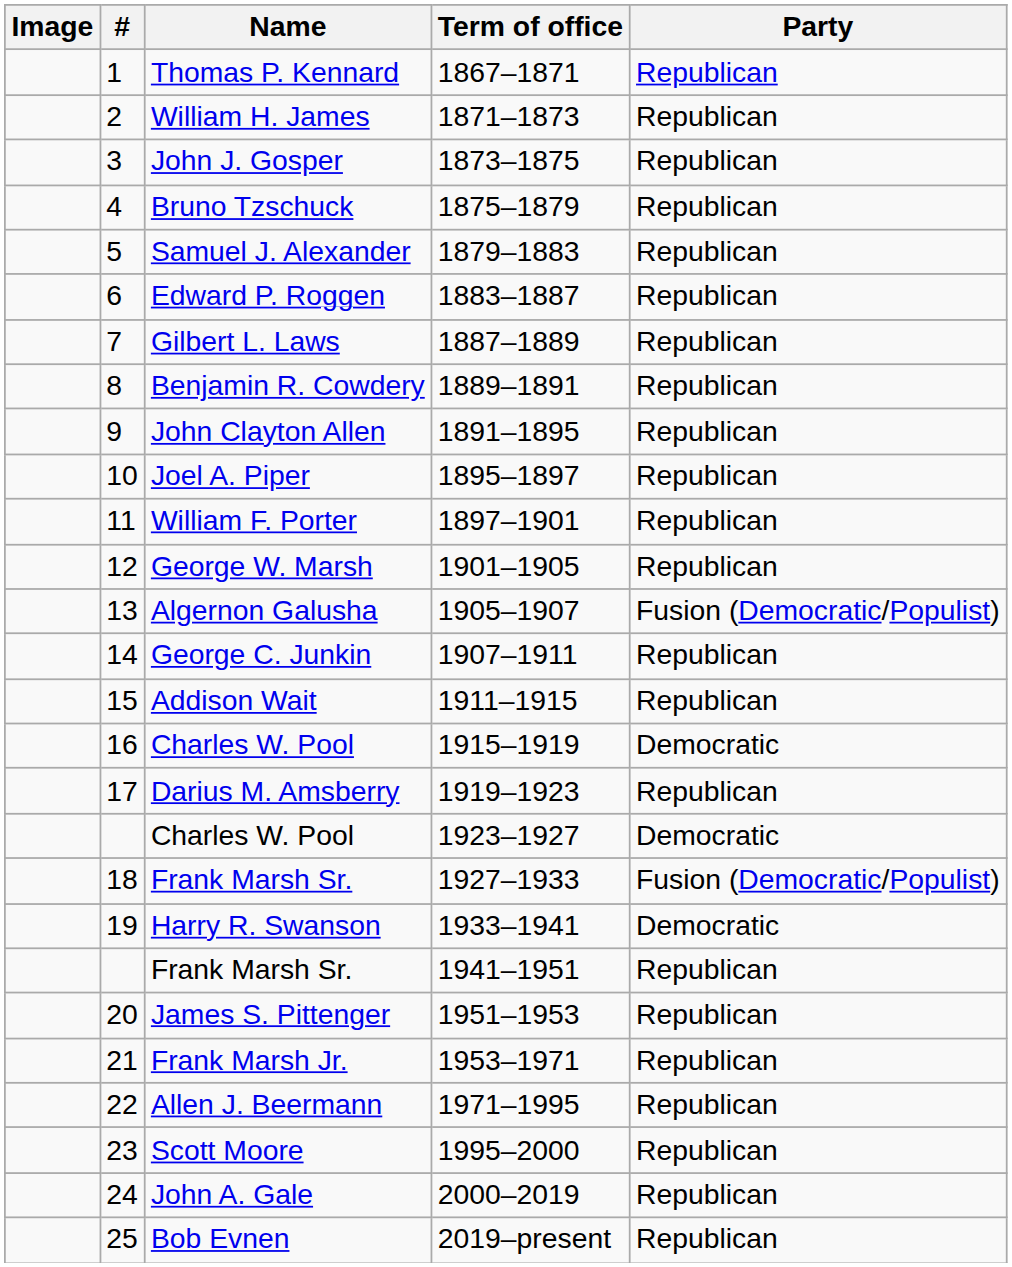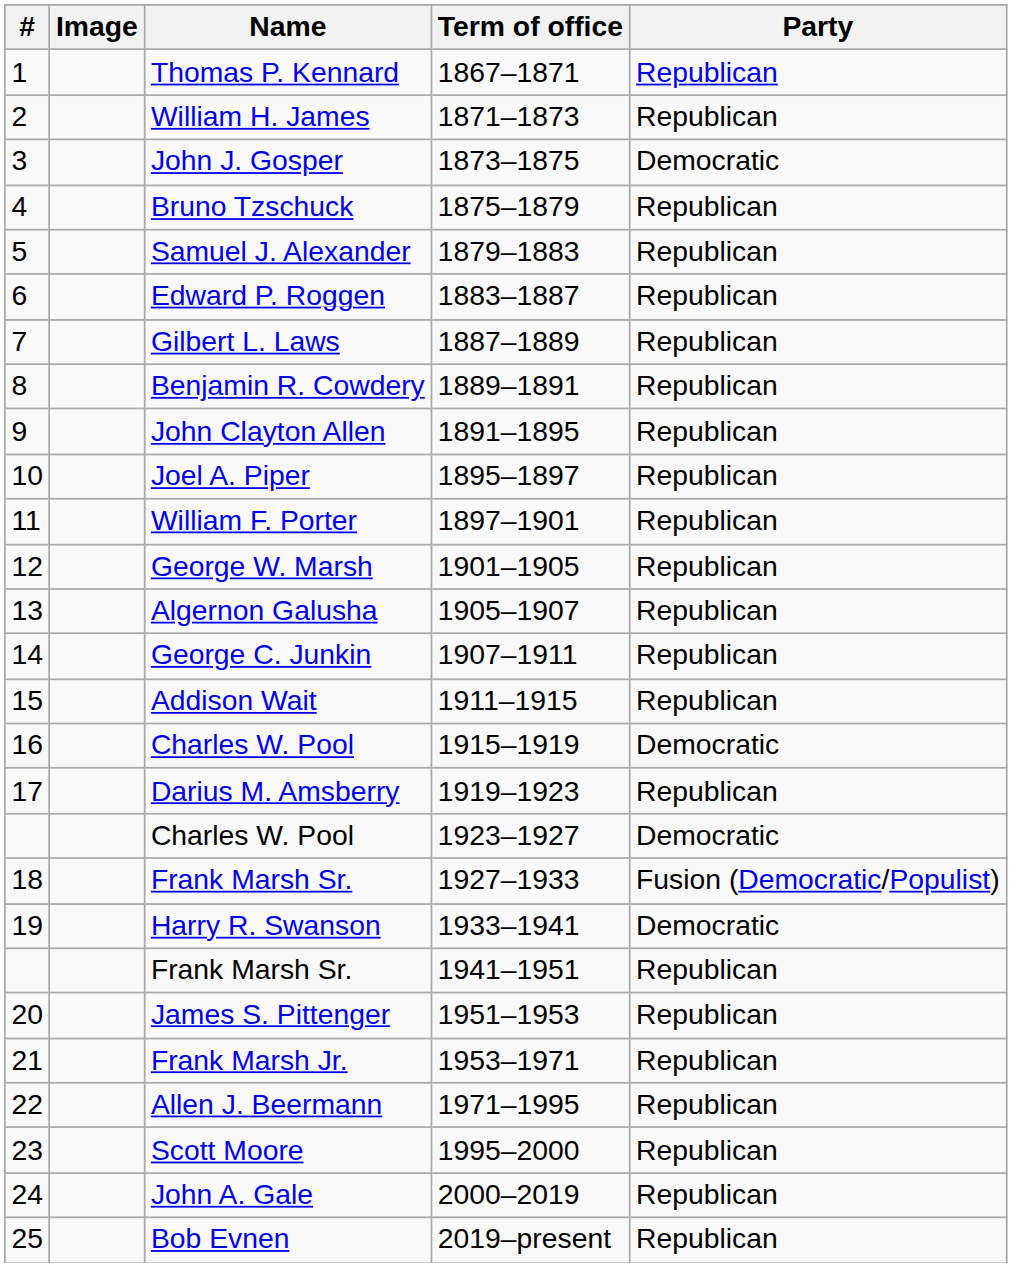columns swapped: (122, 26) <-> (52, 26)
(707, 161) Republican -> (708, 161) Democratic
(818, 610) Fusion (Democratic/Populist) -> (707, 610) Republican
